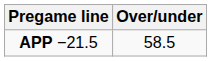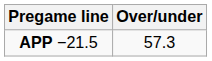(159, 42) 58.5 -> (159, 42) 57.3
